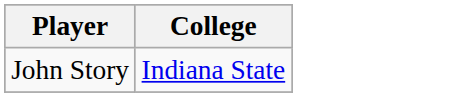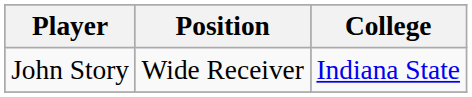+ column: (223, 26)
